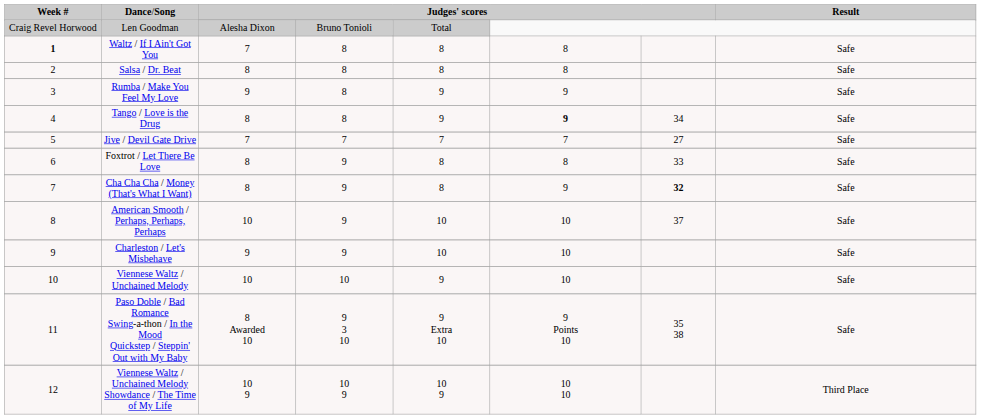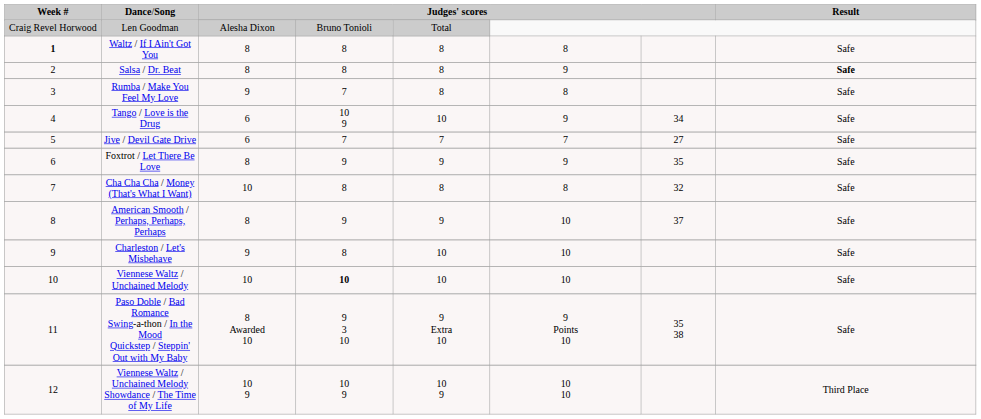(247, 49) 7 -> (247, 49) 8
(566, 70) 8 -> (566, 70) 9
(846, 70) normal -> (846, 70) bold
(344, 92) 8 -> (344, 92) 7
(441, 92) 9 -> (441, 92) 8
(566, 92) 9 -> (566, 92) 8
(247, 118) 8 -> (247, 118) 6
(344, 118) 8 -> (344, 118) 10 9
(441, 118) 9 -> (441, 118) 10
(566, 118) bold -> (566, 118) normal
(247, 140) 7 -> (247, 140) 6
(441, 161) 8 -> (441, 161) 9
(566, 161) 8 -> (566, 161) 9
(678, 161) 33 -> (678, 161) 35
(247, 188) 8 -> (247, 188) 10
(344, 188) 9 -> (344, 188) 8
(566, 188) 9 -> (566, 188) 8
(678, 188) bold -> (678, 188) normal
(247, 220) 10 -> (247, 220) 8
(441, 220) 10 -> (441, 220) 9
(344, 253) 9 -> (344, 253) 8
(344, 280) normal -> (344, 280) bold
(441, 280) 9 -> (441, 280) 10
